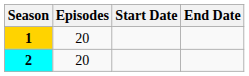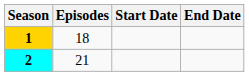(82, 37) 20 -> (82, 37) 18
(82, 60) 20 -> (82, 60) 21
